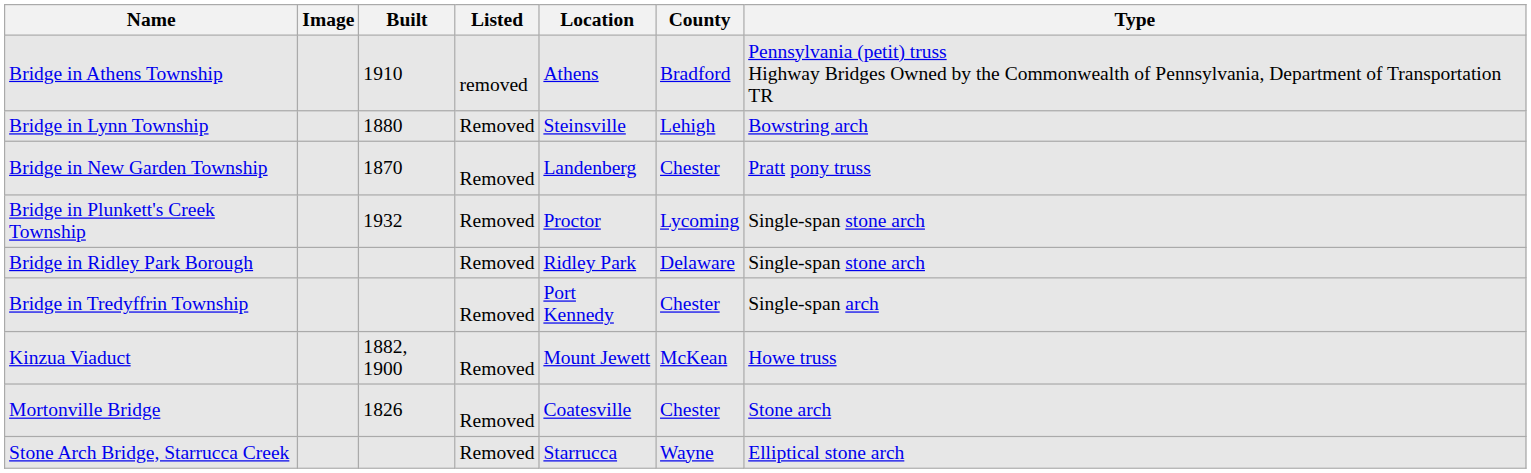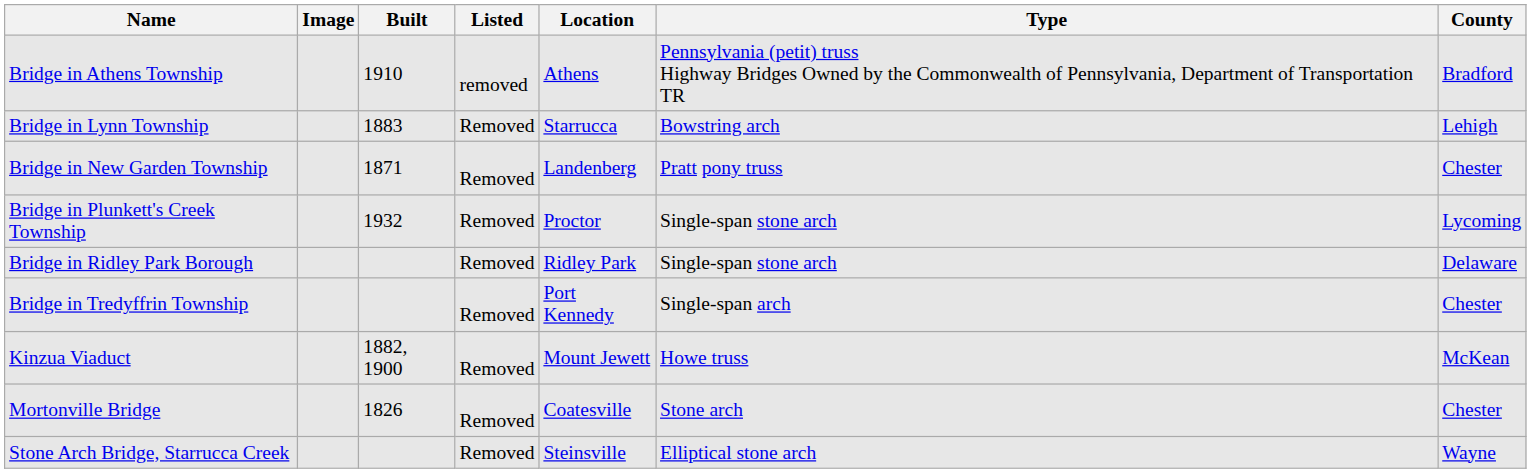columns swapped: (700, 19) <-> (1135, 19)
(383, 125) 1880 -> (383, 125) 1883
(585, 125) Steinsville -> (580, 125) Starrucca
(383, 167) 1870 -> (383, 167) 1871
(580, 452) Starrucca -> (585, 452) Steinsville
